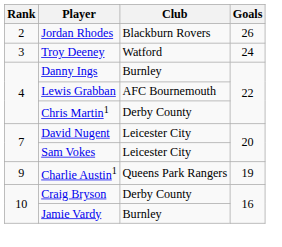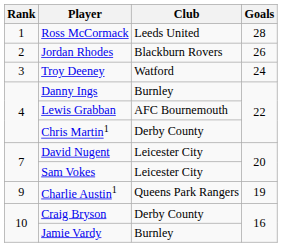+ row: (85, 33)
